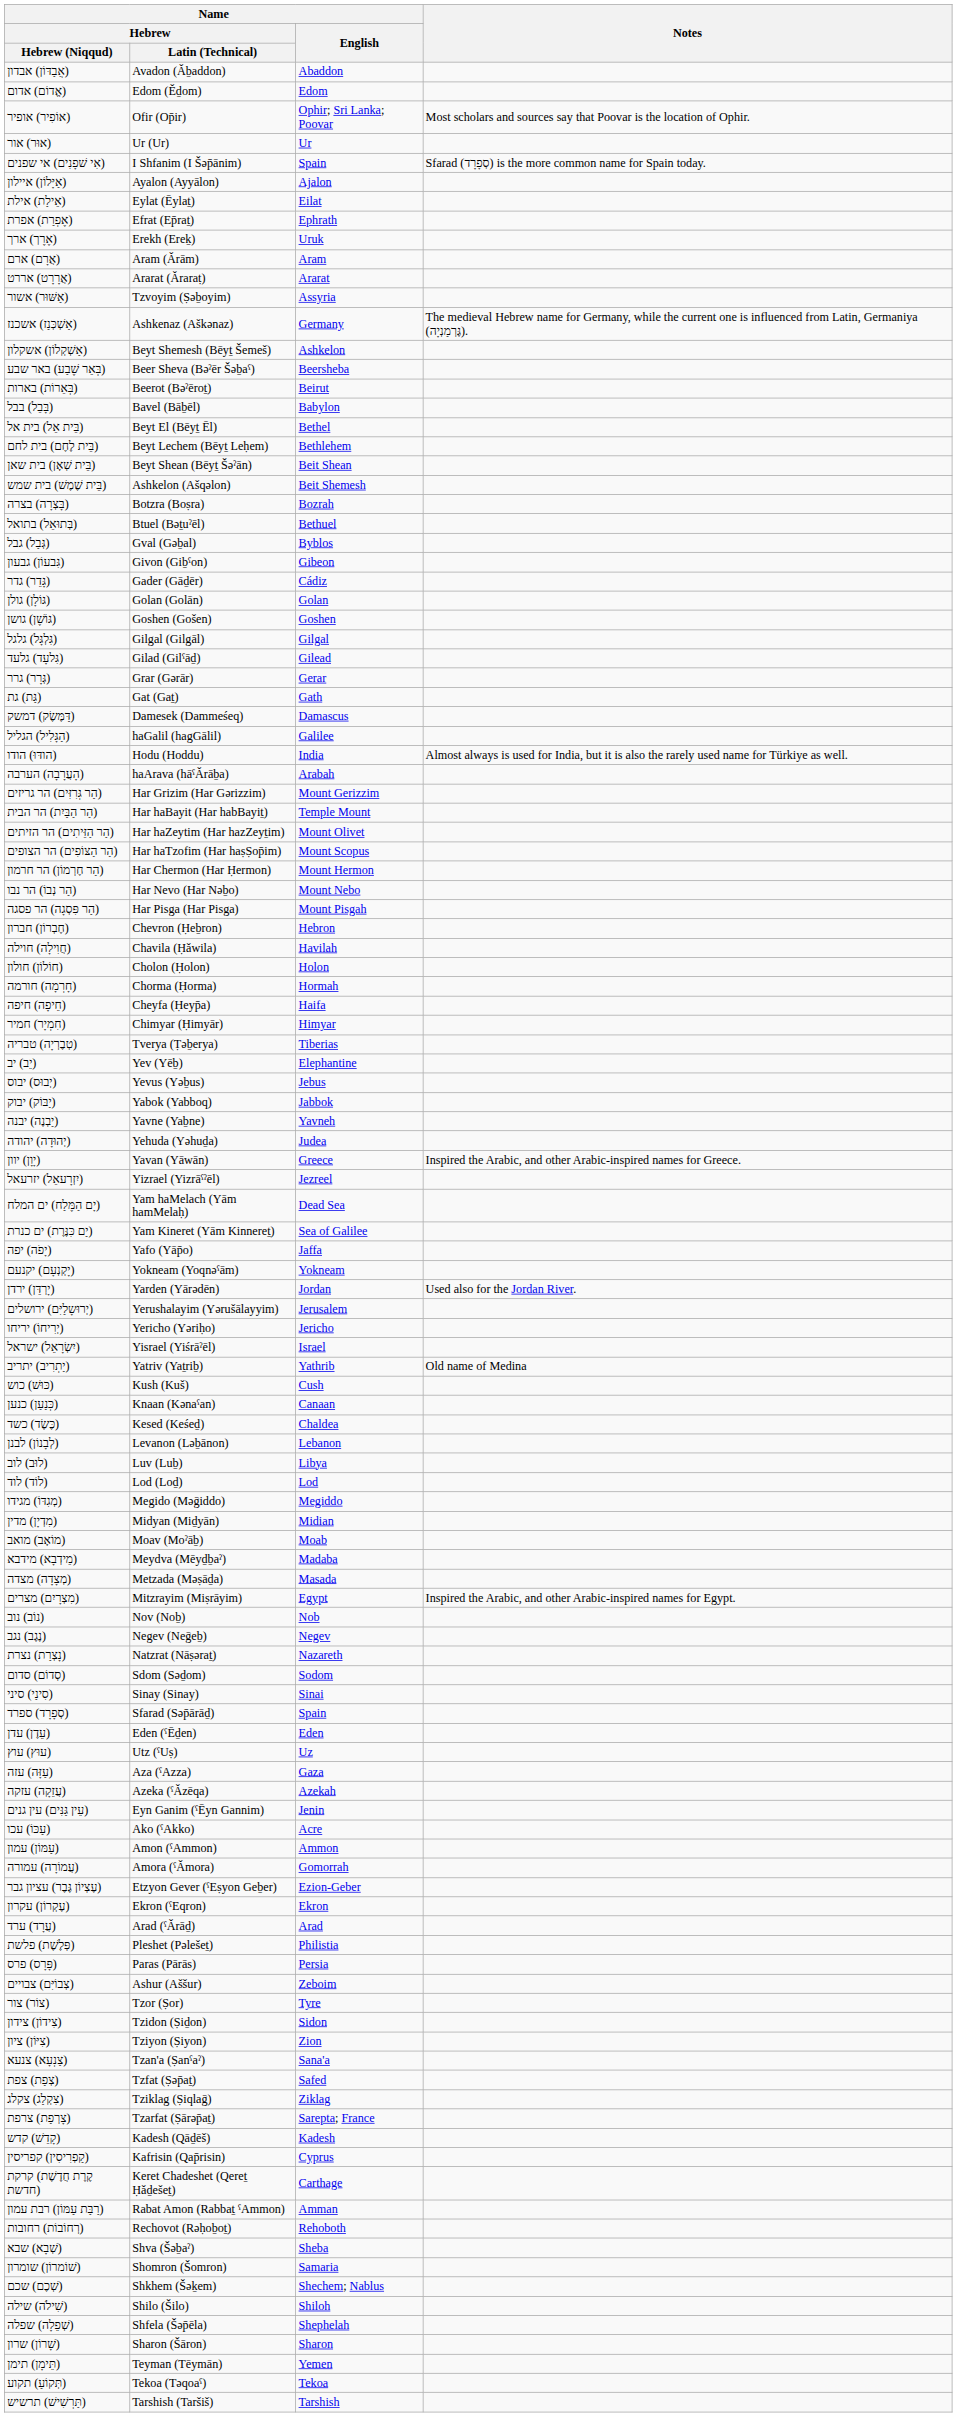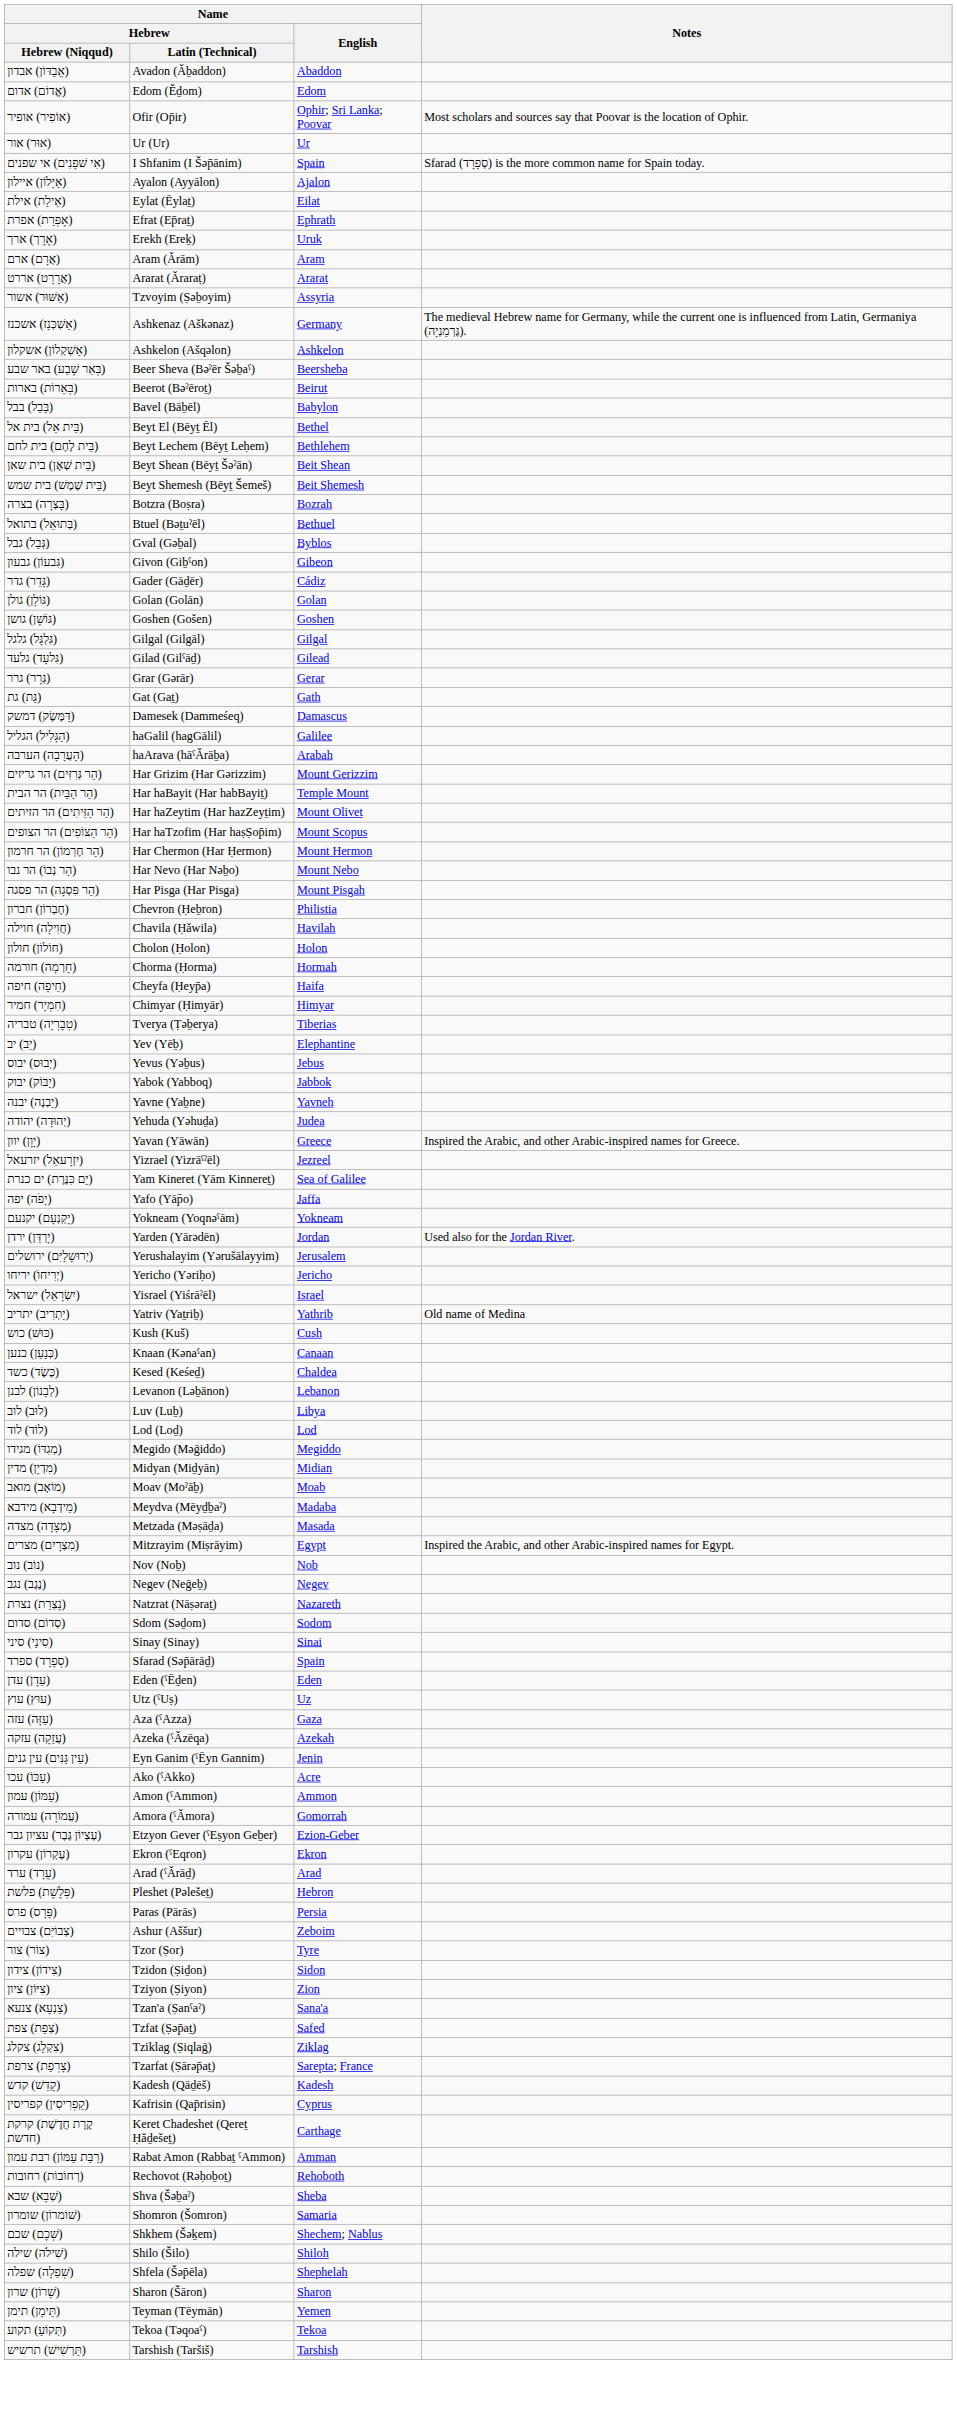(202, 350) Beyt Shemesh (Bēyṯ Šemeš) -> (182, 350) Ashkelon (Ašqəlon)
(181, 485) Ashkelon (Ašqəlon) -> (202, 485) Beyt Shemesh (Bēyṯ Šemeš)
- row: (32, 755)
(317, 928) Hebron -> (317, 909) Philistia
- row: (54, 1205)
(319, 1945) Philistia -> (315, 1892) Hebron
